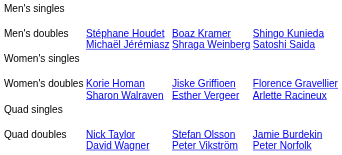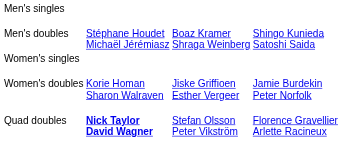(295, 90) Florence Gravellier Arlette Racineux -> (288, 90) Jamie Burdekin Peter Norfolk
- row: (33, 109)
(118, 140) normal -> (119, 126) bold
(288, 140) Jamie Burdekin Peter Norfolk -> (295, 126) Florence Gravellier Arlette Racineux
